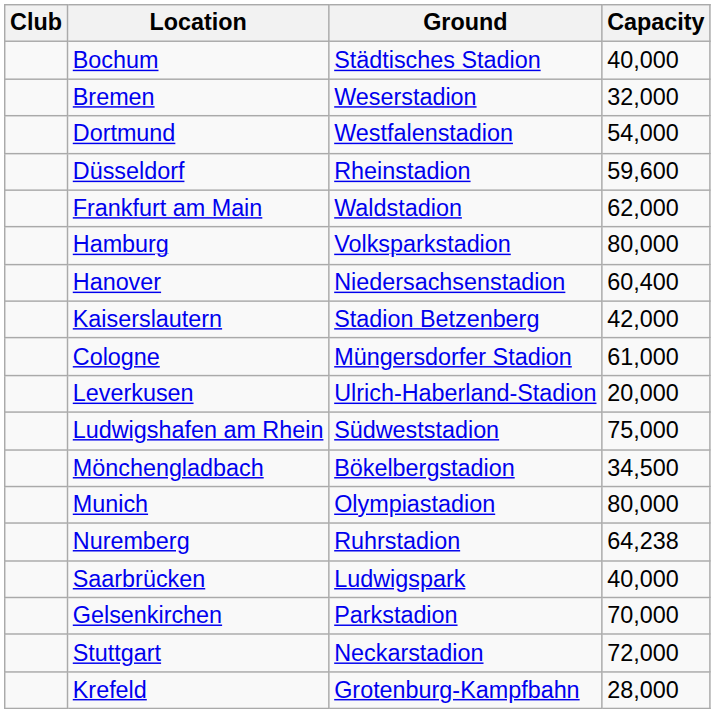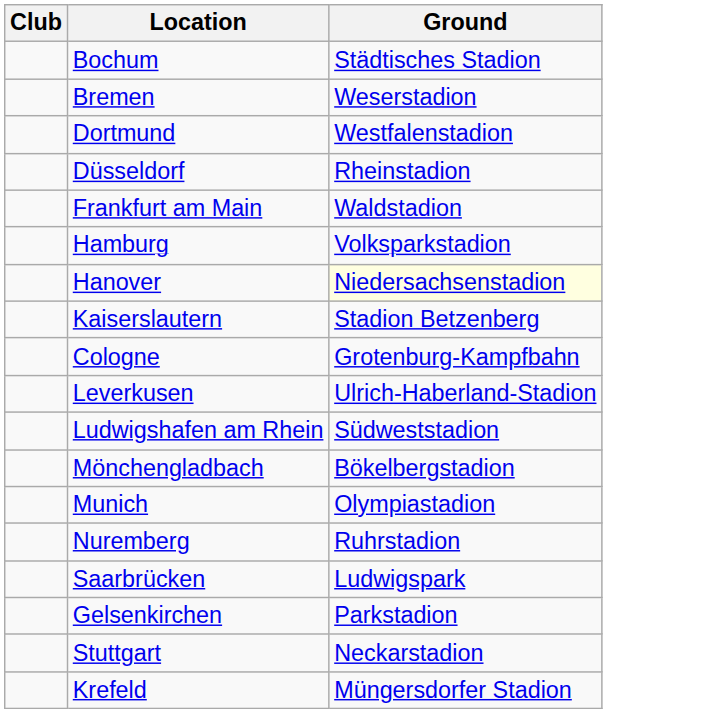- column: (656, 23)
(450, 282) no background -> (450, 282) lightyellow background
(453, 356) Müngersdorfer Stadion -> (457, 356) Grotenburg-Kampfbahn
(457, 689) Grotenburg-Kampfbahn -> (453, 689) Müngersdorfer Stadion
